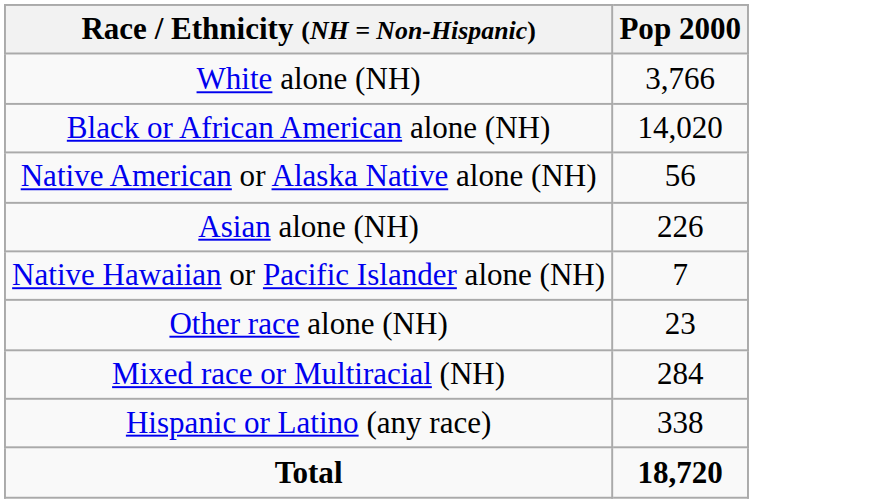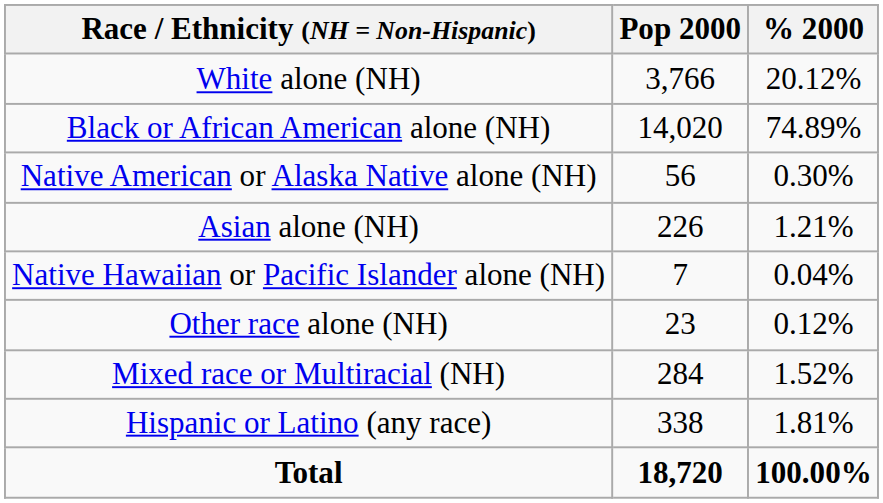+ column: (813, 29)
